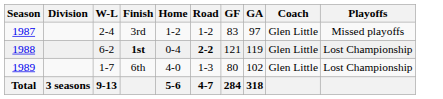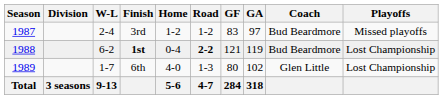(293, 31) Glen Little -> (305, 31) Bud Beardmore
(293, 49) Glen Little -> (305, 49) Bud Beardmore
